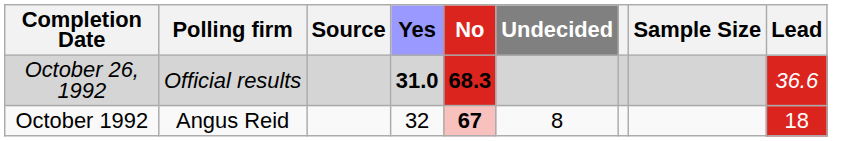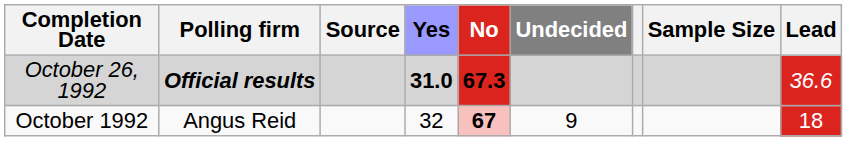(233, 80) normal -> (240, 80) bold
(470, 80) 68.3 -> (484, 80) 67.3
(557, 120) 8 -> (571, 120) 9
